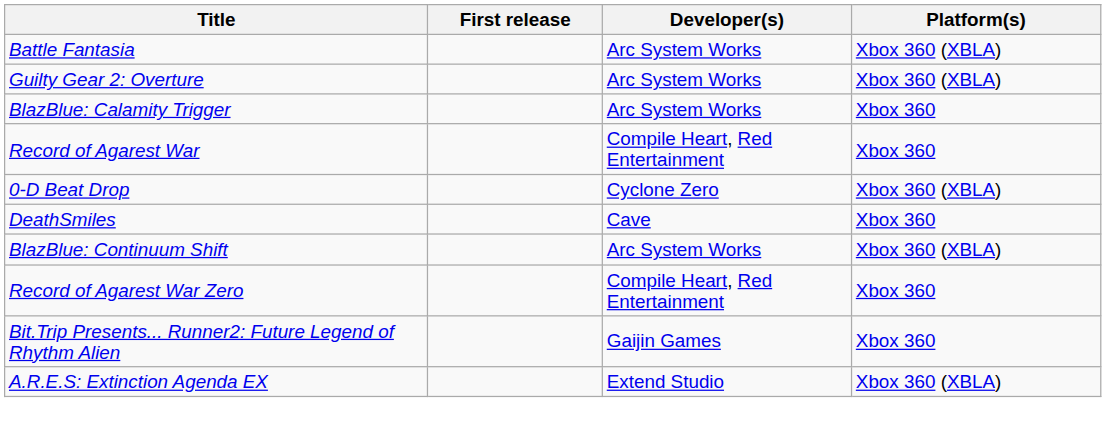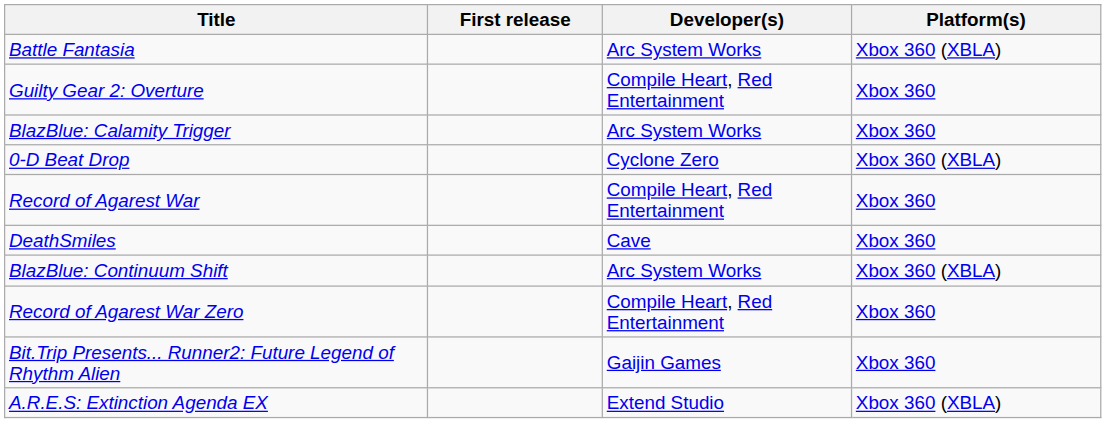(684, 79) Arc System Works -> (689, 90) Compile Heart, Red Entertainment
(929, 79) Xbox 360 (XBLA) -> (896, 90) Xbox 360
rows swapped: (69, 190) <-> (104, 150)
